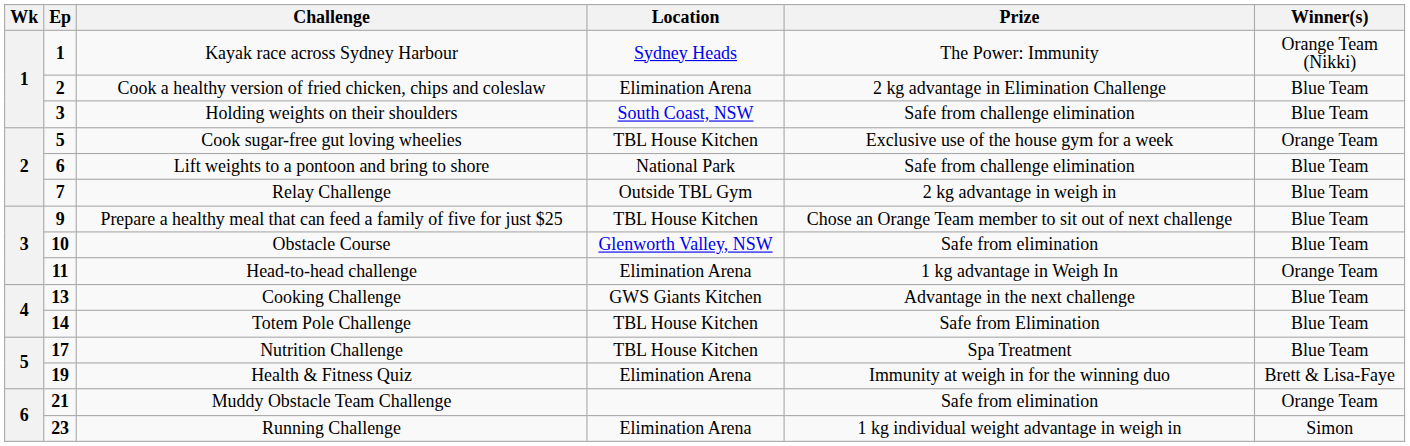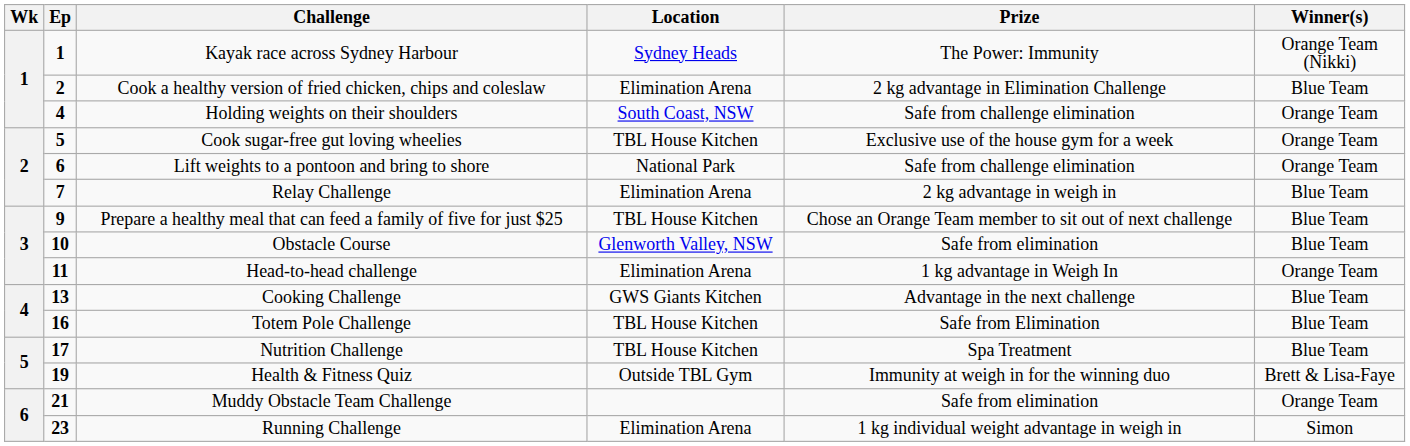(60, 114) 3 -> (60, 114) 4
(1330, 114) Blue Team -> (1330, 114) Orange Team
(1330, 166) Blue Team -> (1330, 166) Orange Team
(686, 192) Outside TBL Gym -> (686, 192) Elimination Arena
(60, 323) 14 -> (60, 323) 16
(686, 375) Elimination Arena -> (686, 375) Outside TBL Gym
